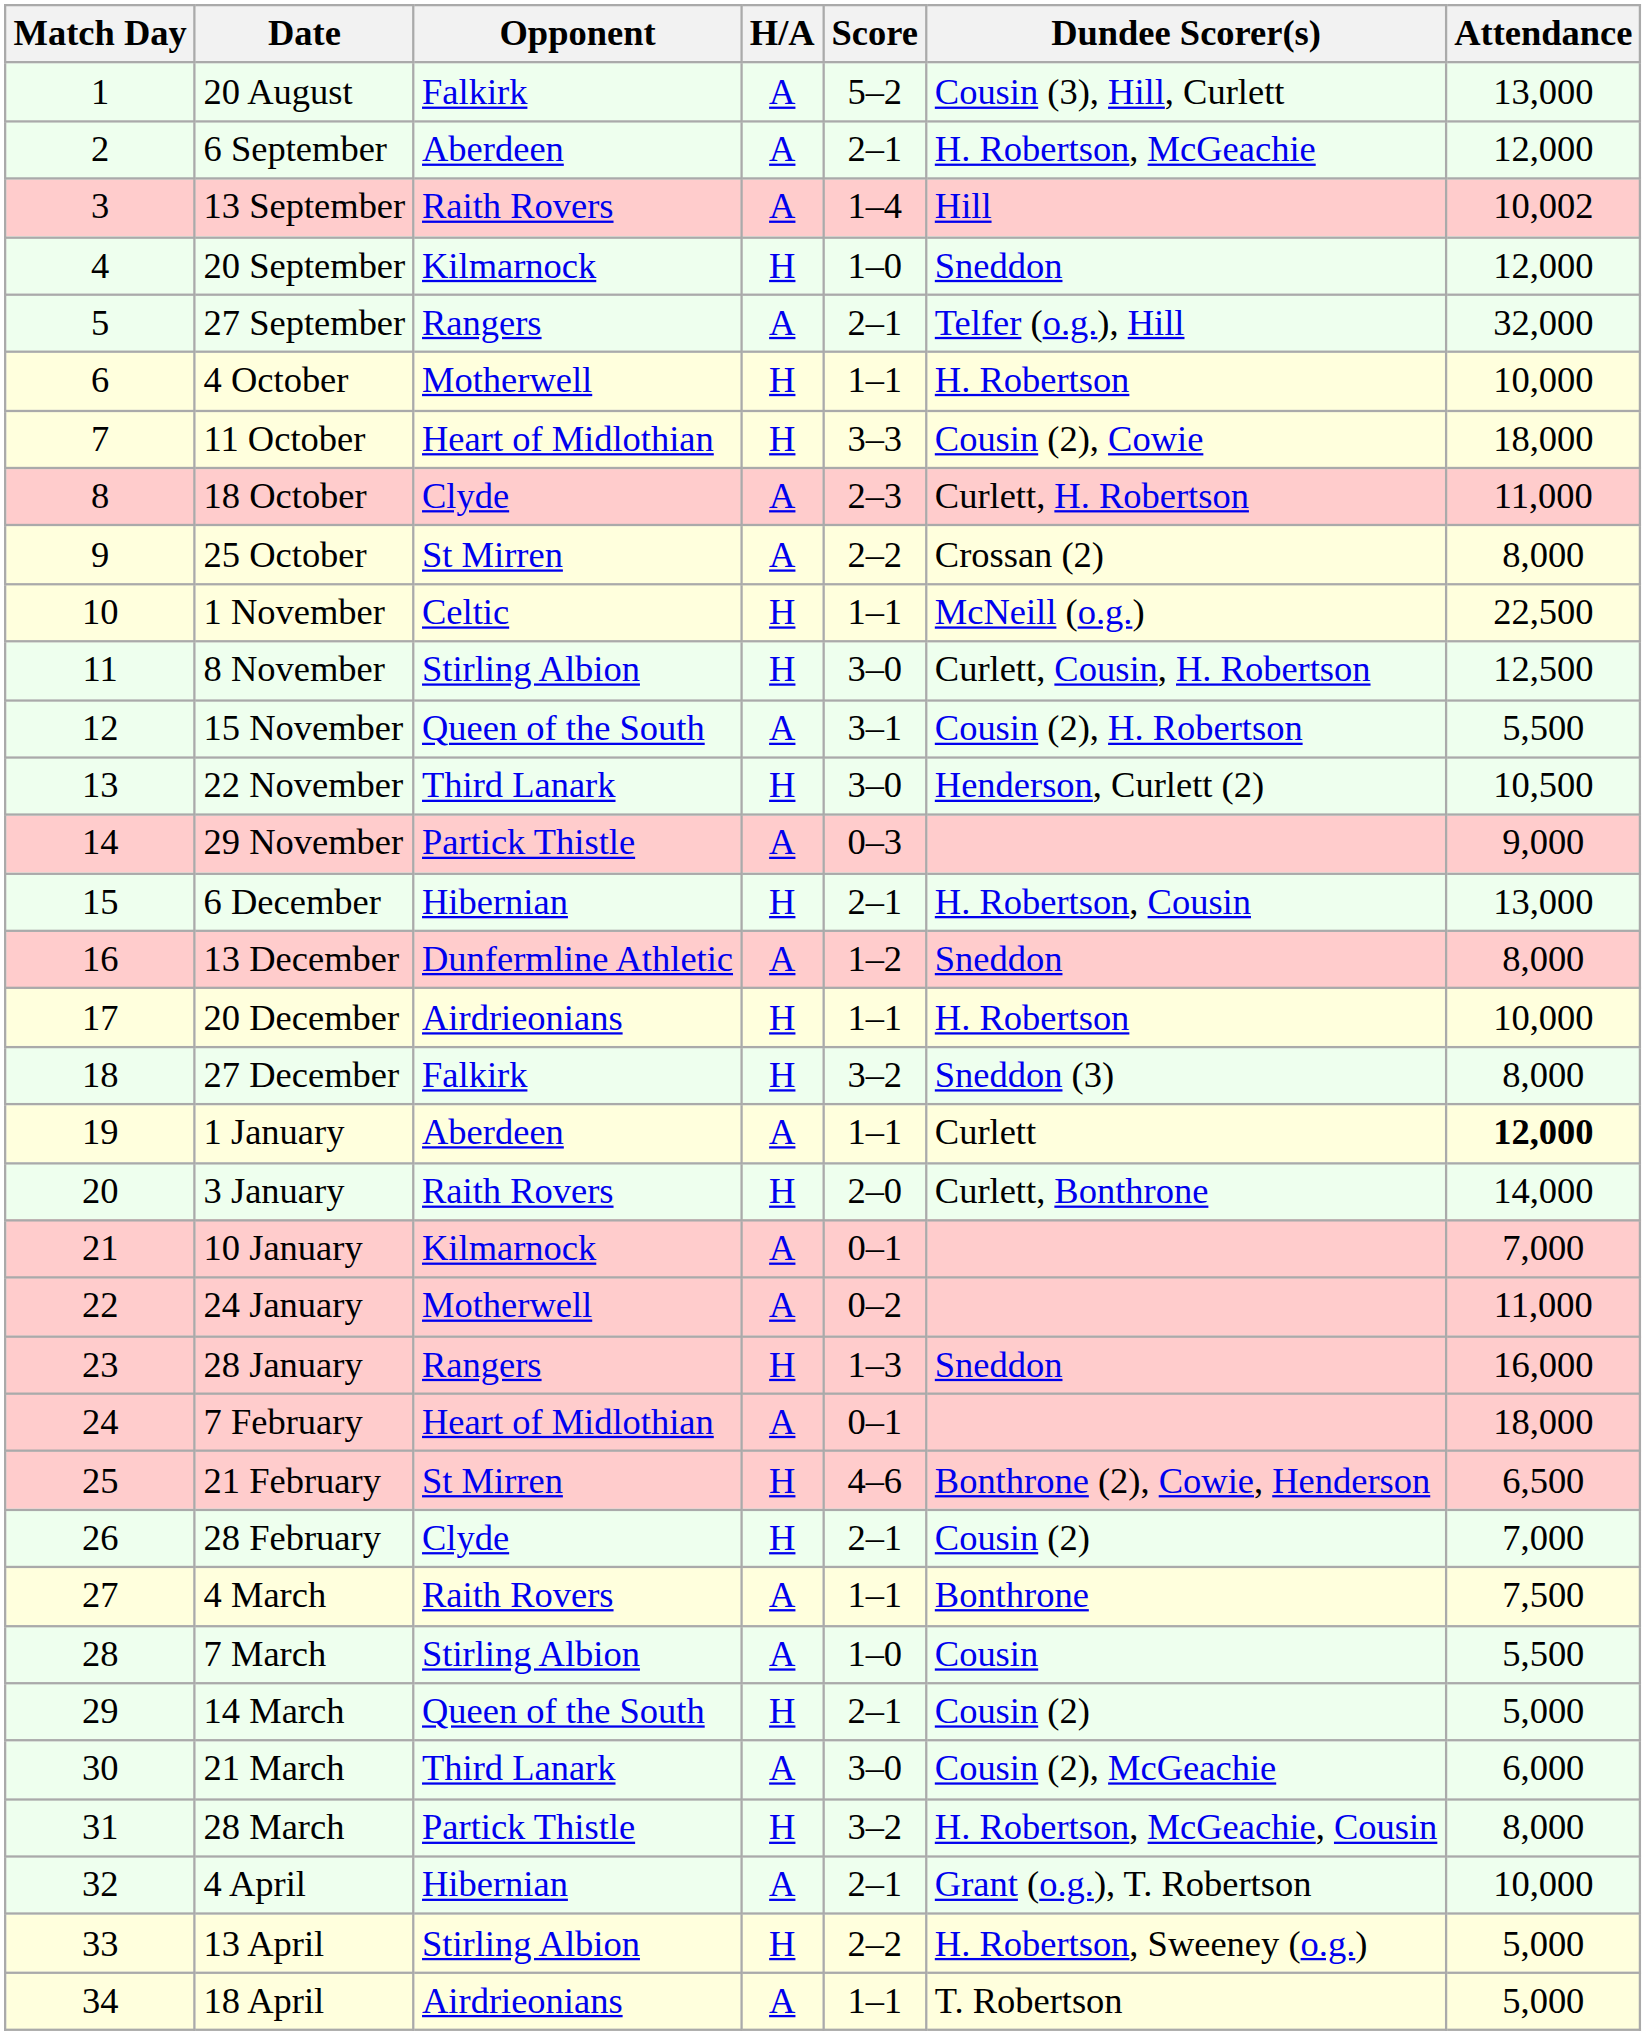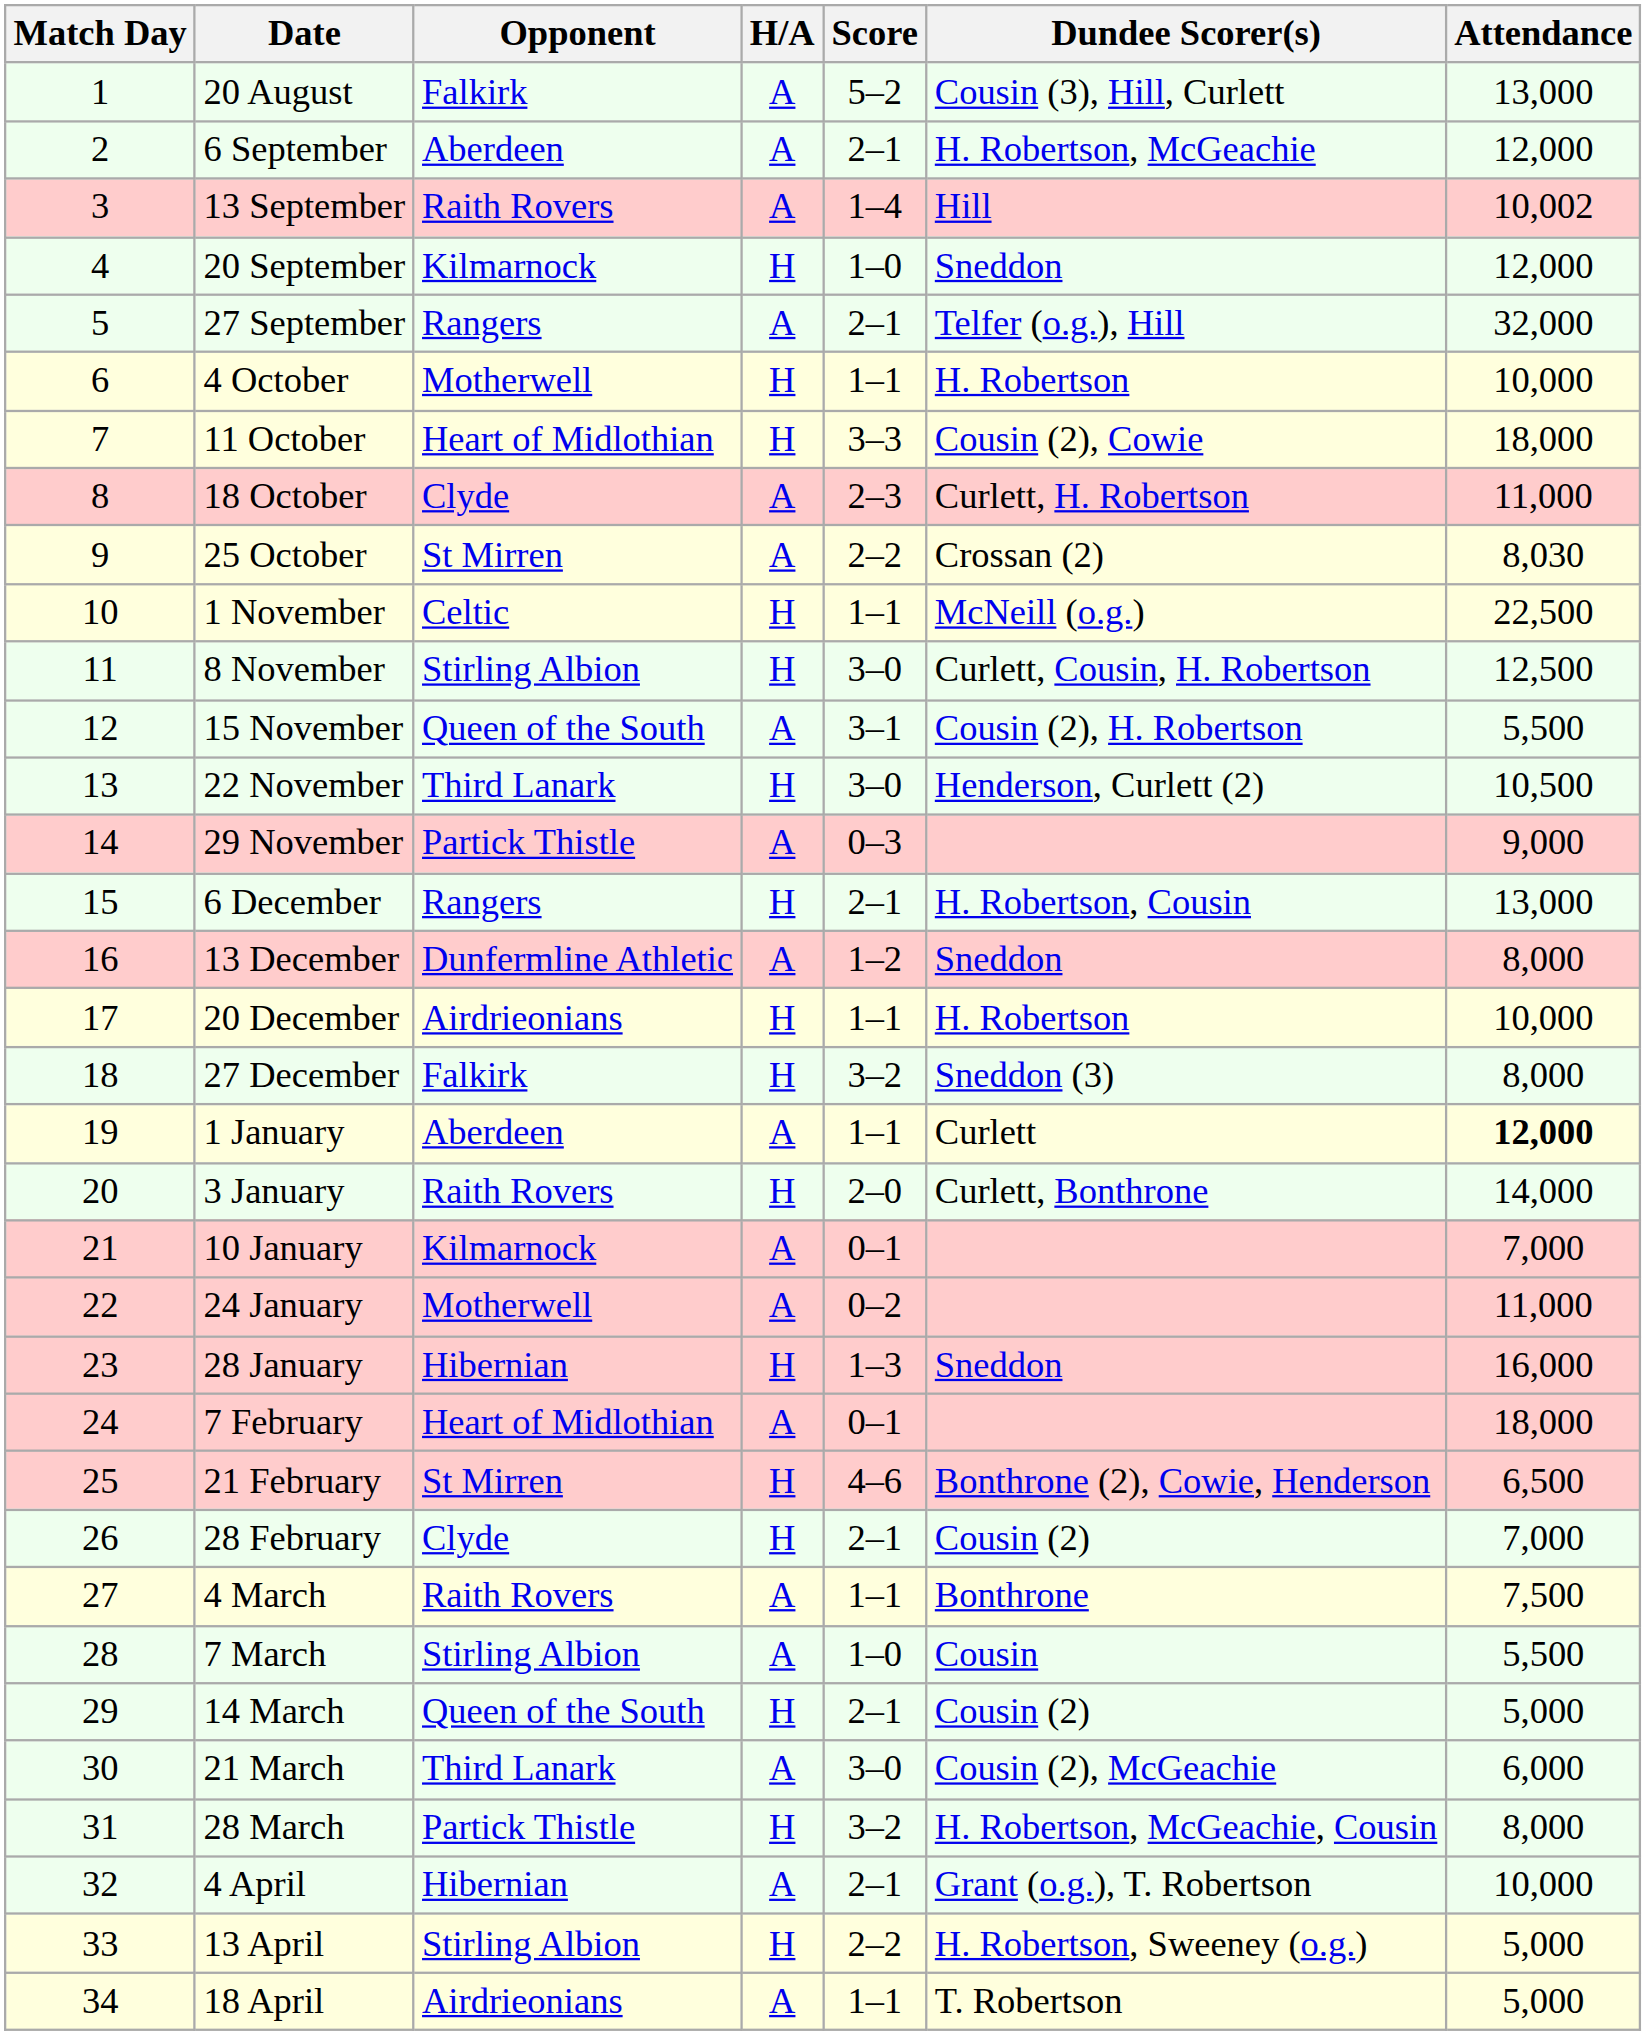(1543, 554) 8,000 -> (1543, 554) 8,030
(495, 901) Hibernian -> (482, 901) Rangers
(482, 1364) Rangers -> (495, 1364) Hibernian
